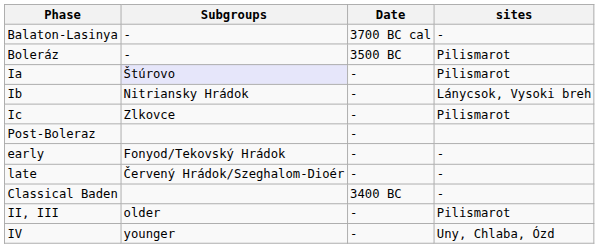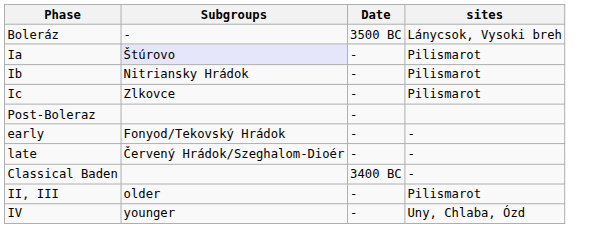- row: (63, 34)
(474, 54) Pilismarot -> (485, 34) Lánycsok, Vysoki breh
(514, 94) Lánycsok, Vysoki breh -> (444, 74) Pilismarot
